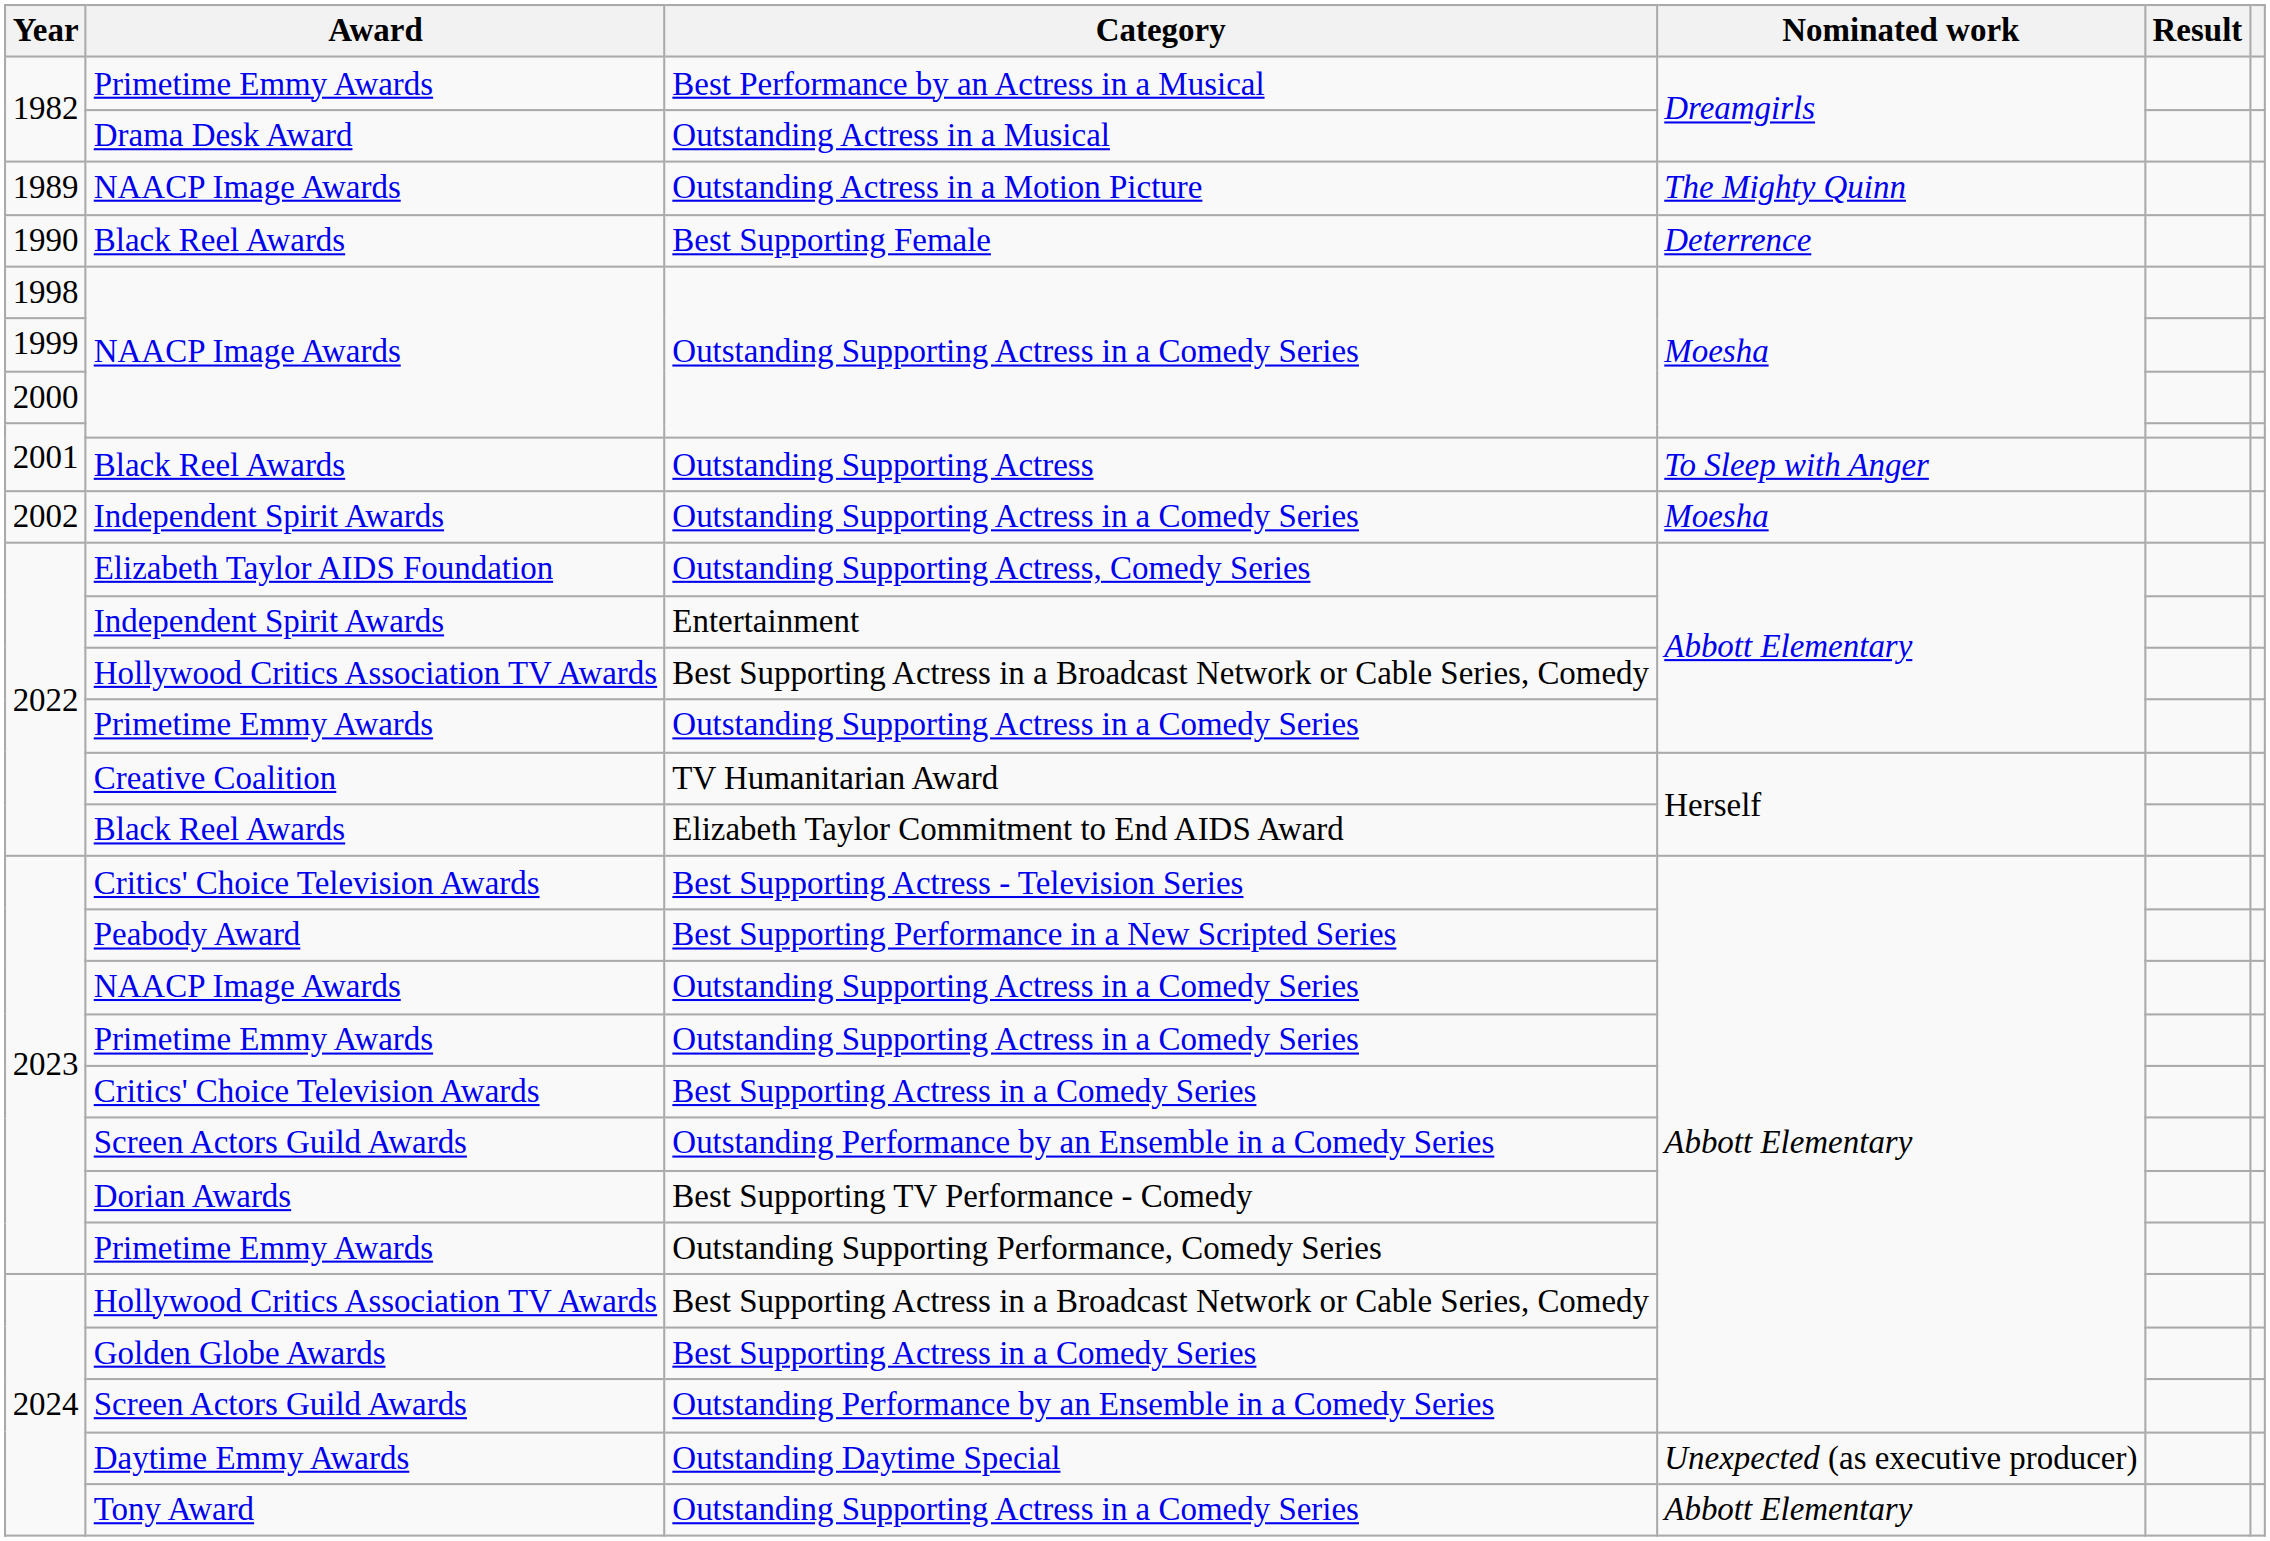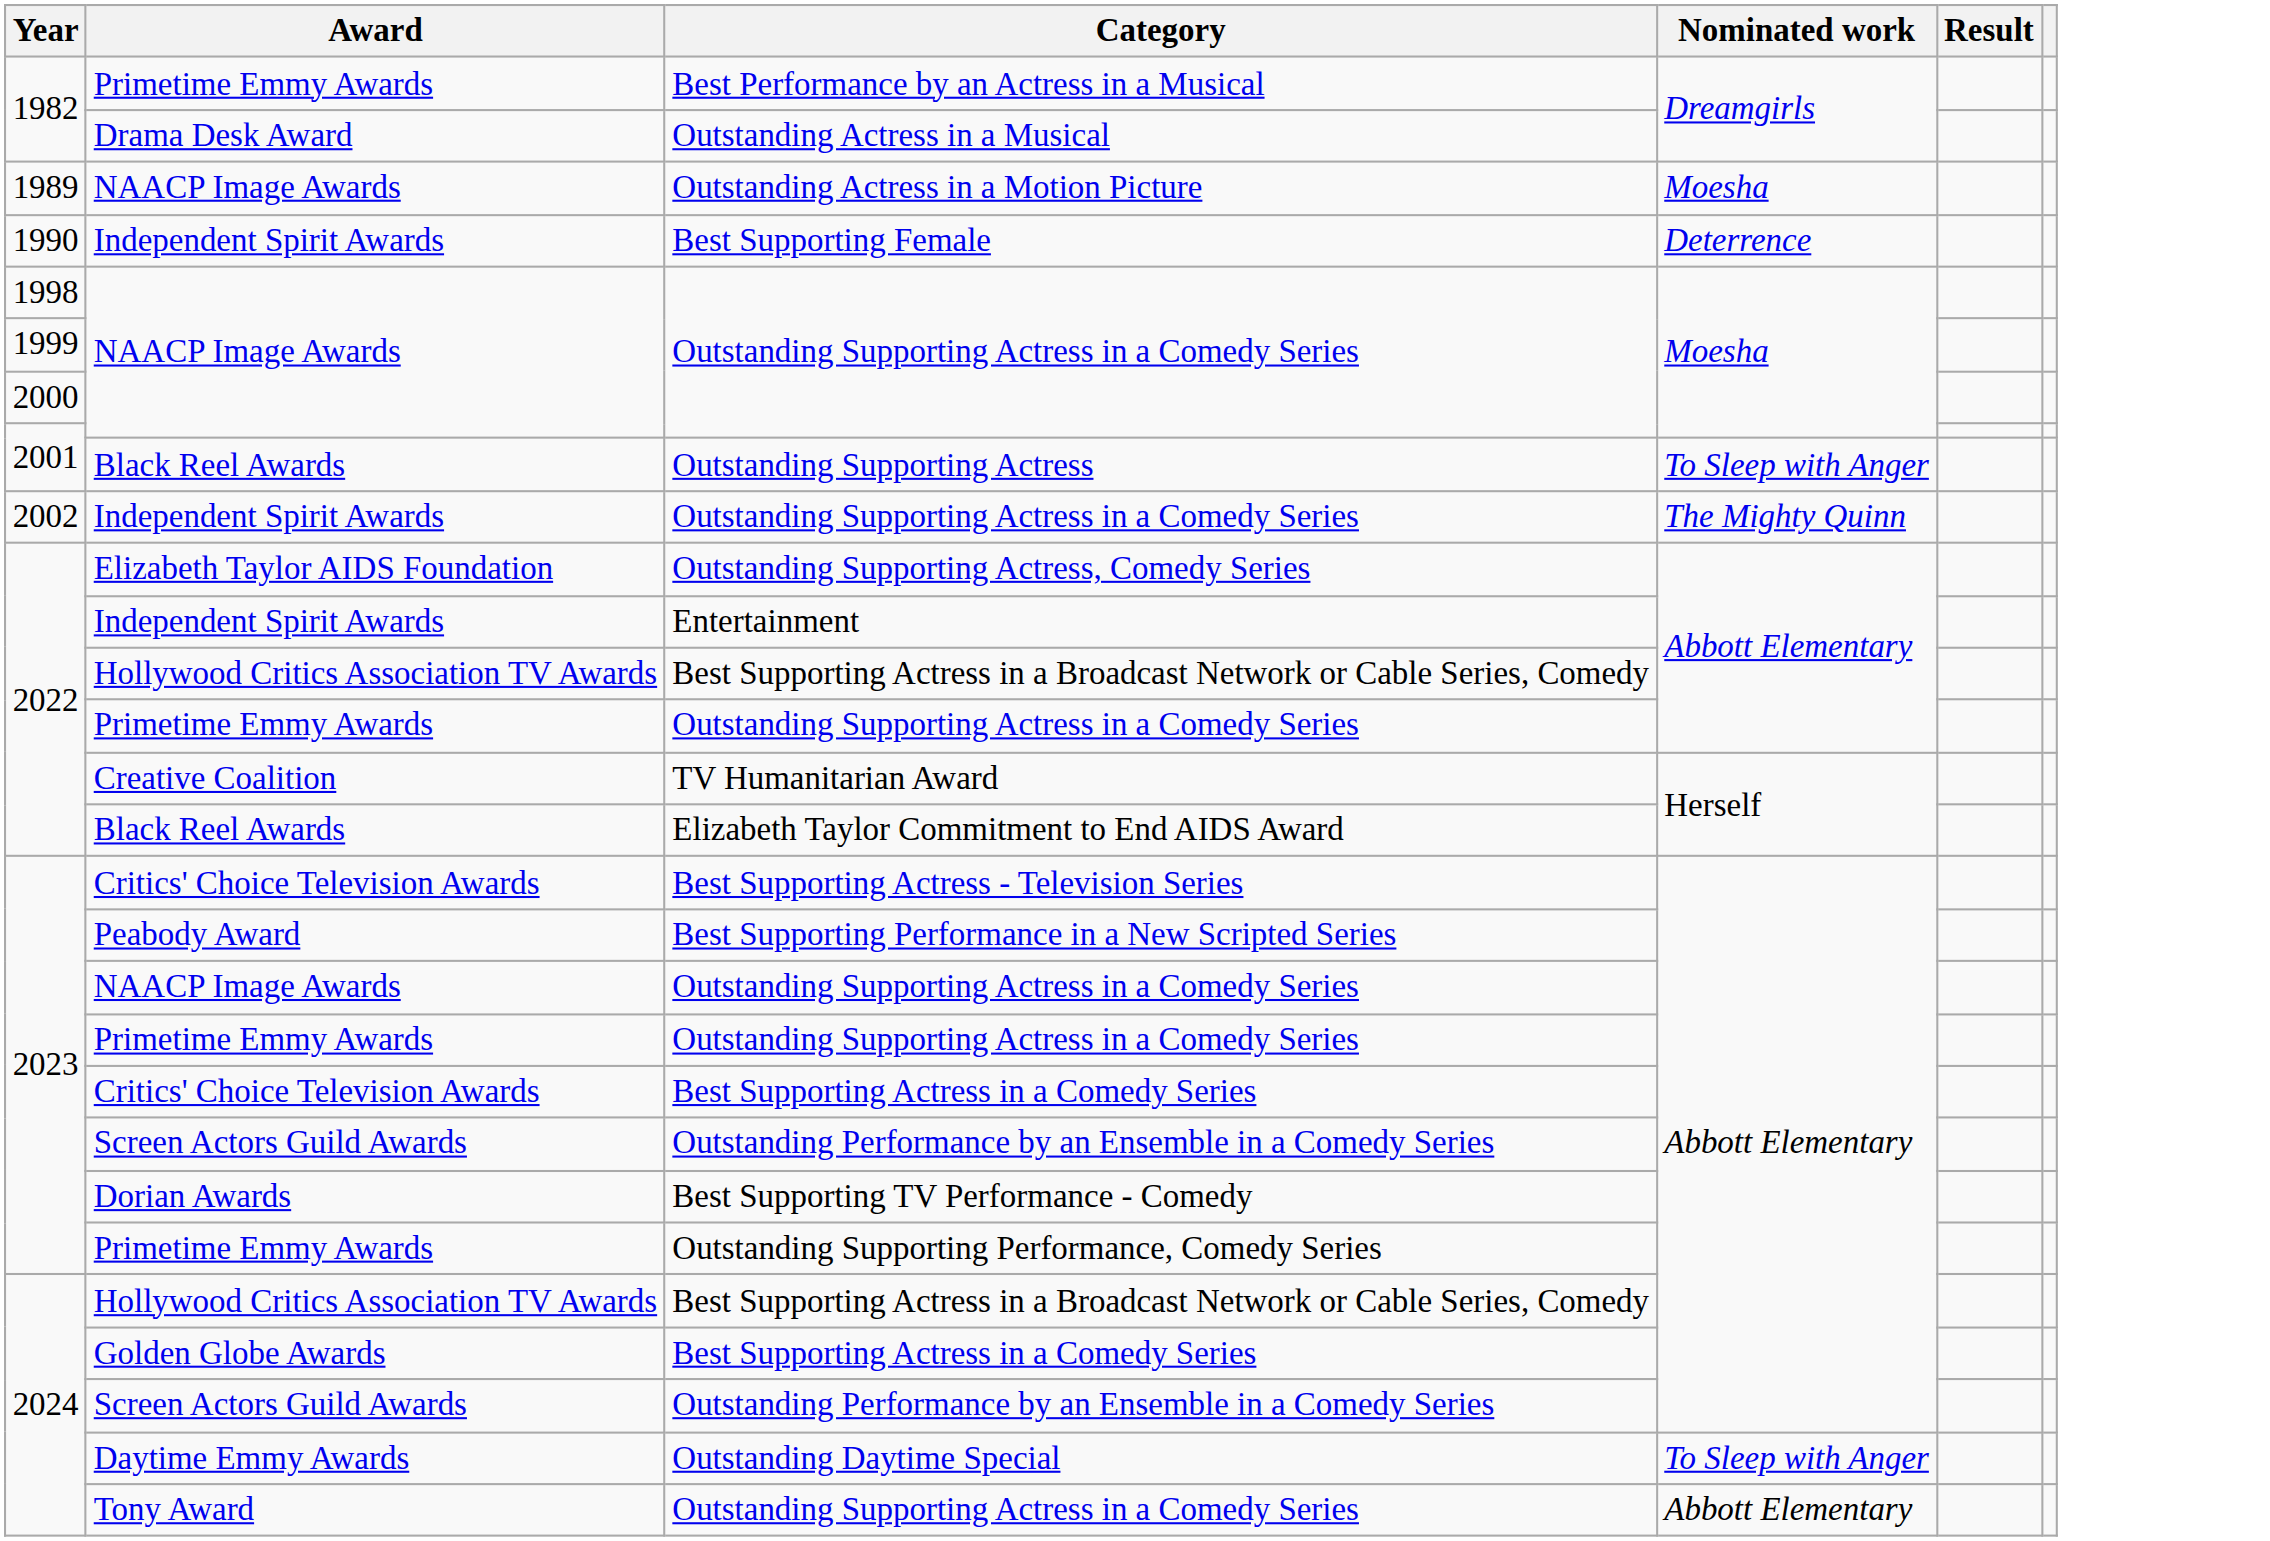(1785, 187) The Mighty Quinn -> (1716, 187) Moesha
(219, 239) Black Reel Awards -> (269, 239) Independent Spirit Awards
(1716, 516) Moesha -> (1785, 516) The Mighty Quinn
(1901, 1457) Unexpected (as executive producer) -> (1797, 1457) To Sleep with Anger
